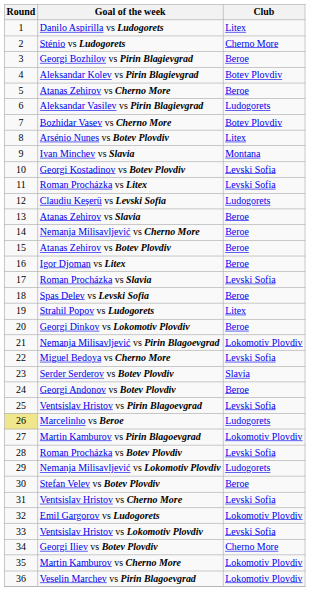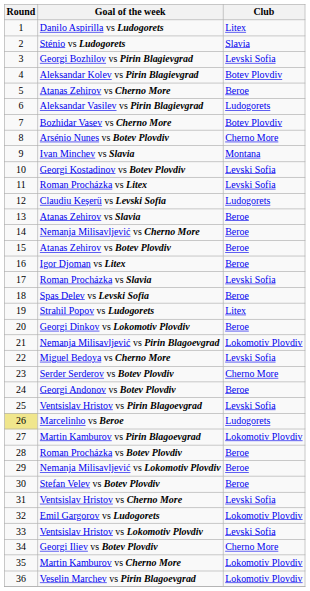(252, 43) Cherno More -> (238, 43) Slavia
(237, 59) Beroe -> (250, 59) Levski Sofia
(236, 138) Litex -> (252, 138) Cherno More
(238, 374) Slavia -> (252, 374) Cherno More
(250, 452) Levski Sofia -> (237, 452) Beroe
(248, 468) Ludogorets -> (237, 468) Beroe
